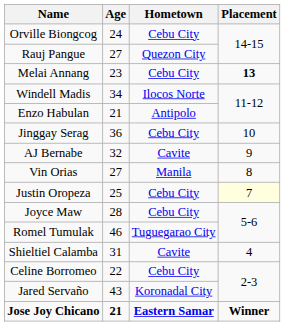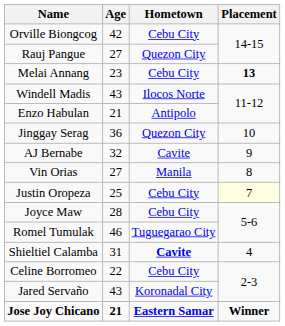(116, 34) 24 -> (116, 34) 42
(116, 93) 34 -> (116, 93) 43
(174, 133) Cebu City -> (174, 133) Quezon City
(174, 251) normal -> (174, 251) bold
